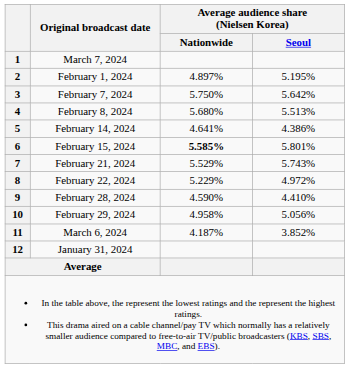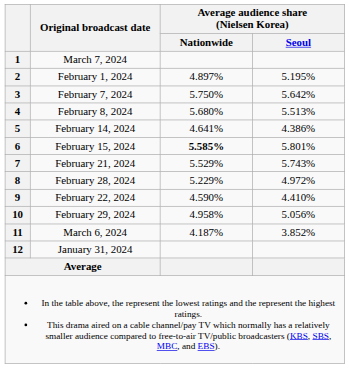(95, 180) February 22, 2024 -> (95, 180) February 28, 2024
(95, 197) February 28, 2024 -> (95, 197) February 22, 2024
